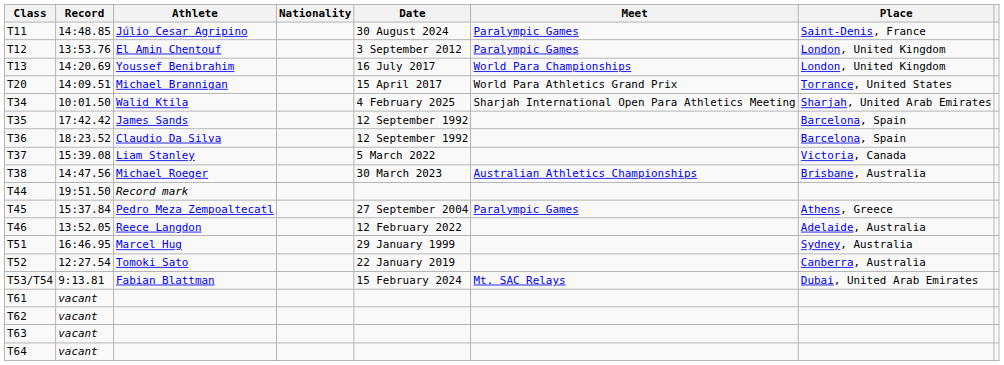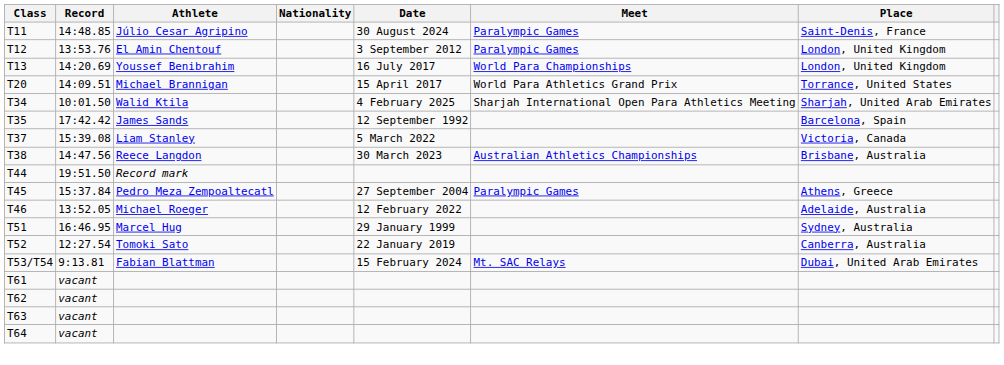- row: (17, 138)
(162, 173) Michael Roeger -> (159, 156) Reece Langdon
(159, 227) Reece Langdon -> (162, 209) Michael Roeger
